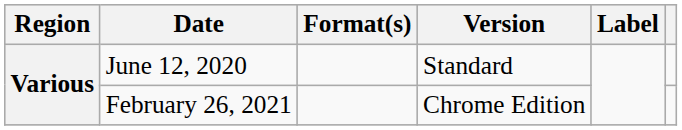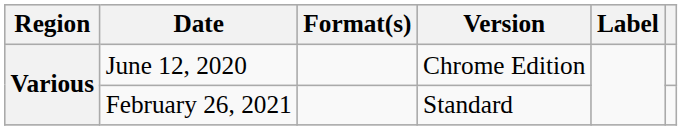(468, 64) Standard -> (504, 64) Chrome Edition
(504, 104) Chrome Edition -> (468, 104) Standard
